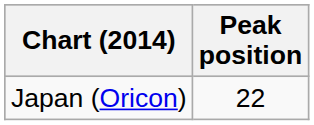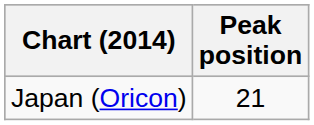(250, 97) 22 -> (250, 97) 21
